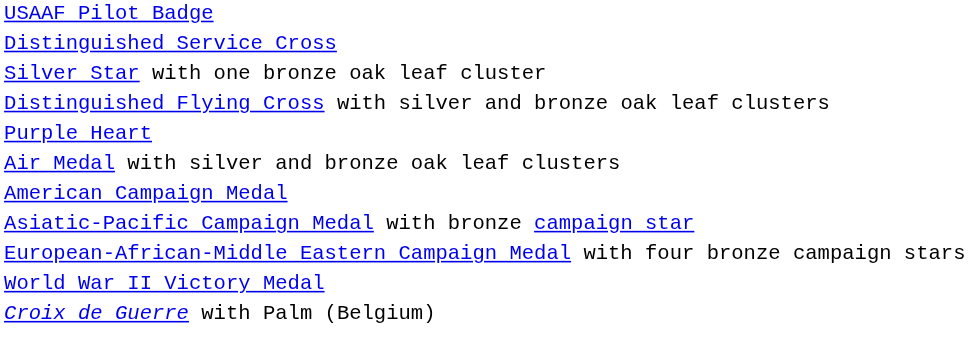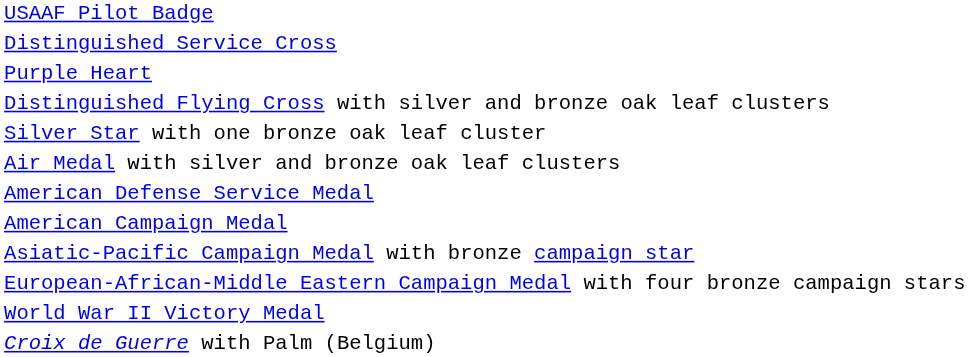rows swapped: (275, 74) <-> (78, 134)
+ row: (189, 194)
